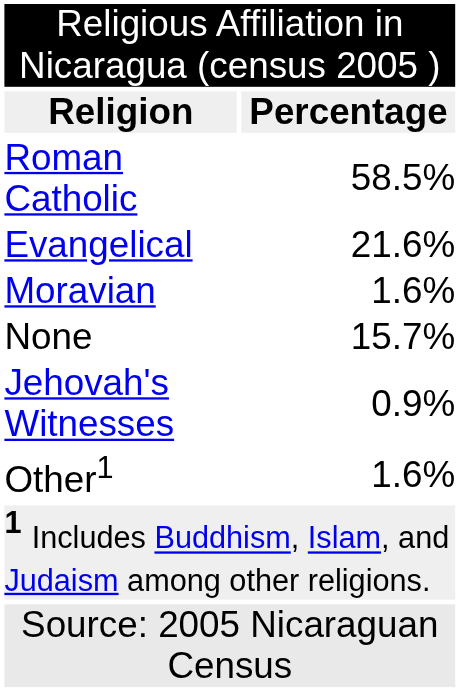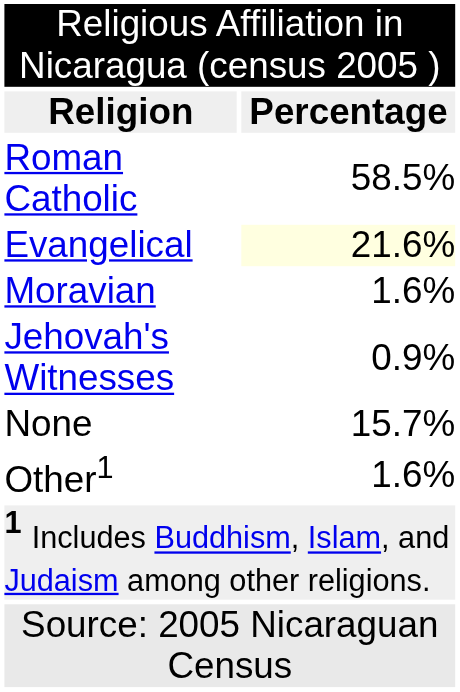(403, 244) no background -> (403, 244) lightyellow background
rows swapped: (89, 403) <-> (48, 336)
